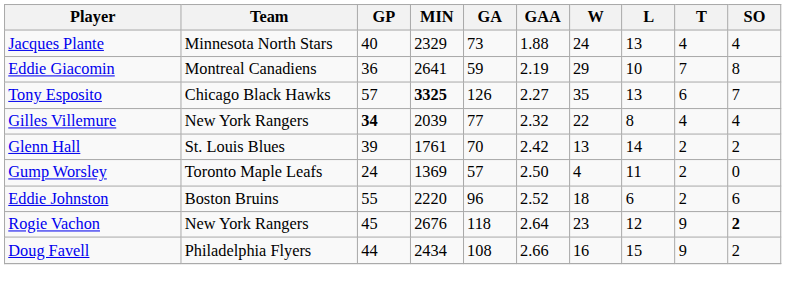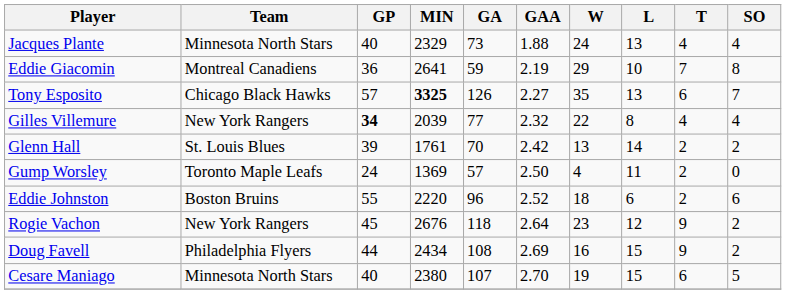(736, 224) bold -> (736, 224) normal
(534, 250) 2.66 -> (534, 250) 2.69
+ row: (62, 276)
